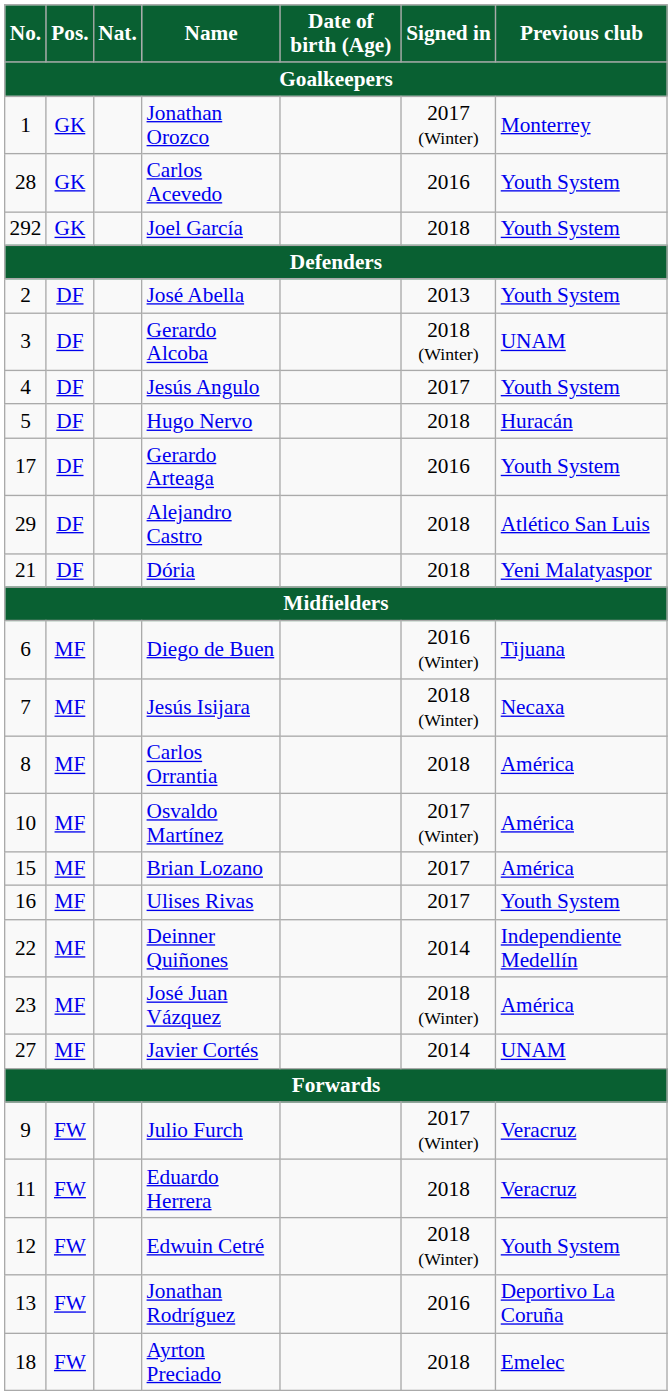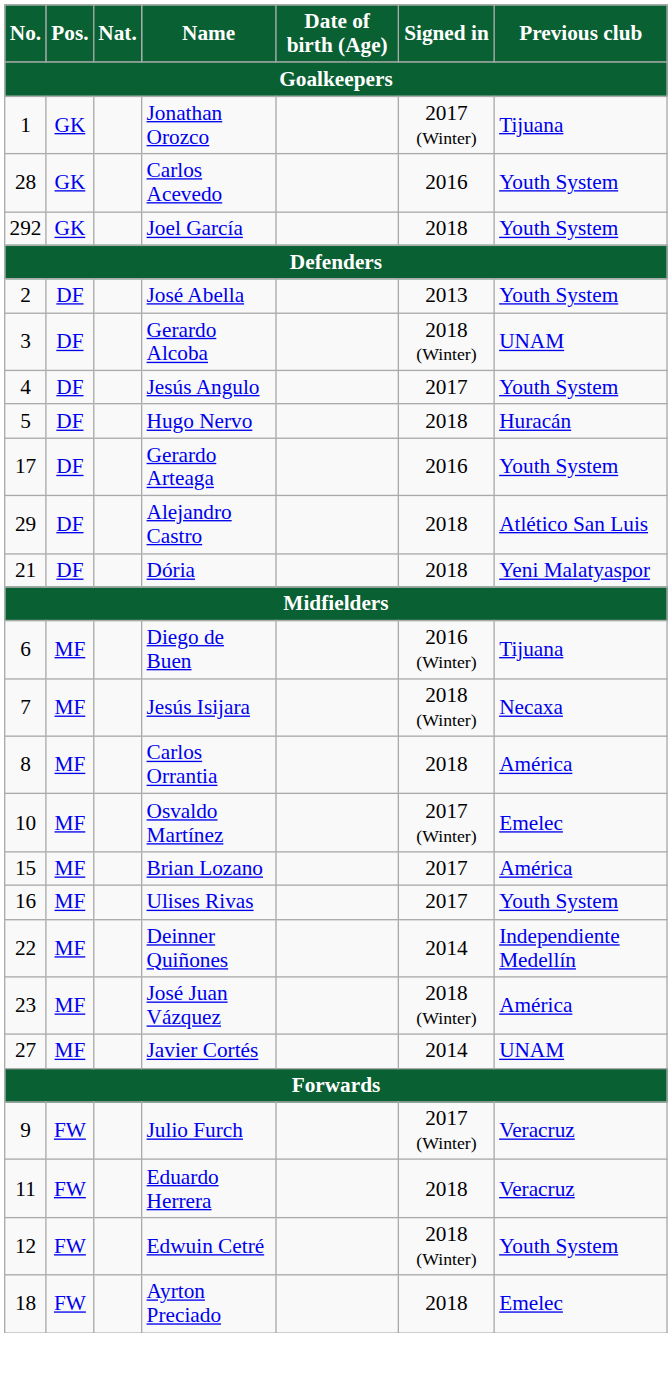(546, 124) Monterrey -> (531, 124) Tijuana
(537, 822) América -> (531, 822) Emelec
- row: (191, 1303)
